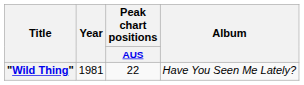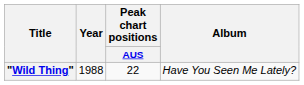(91, 71) 1981 -> (91, 71) 1988
